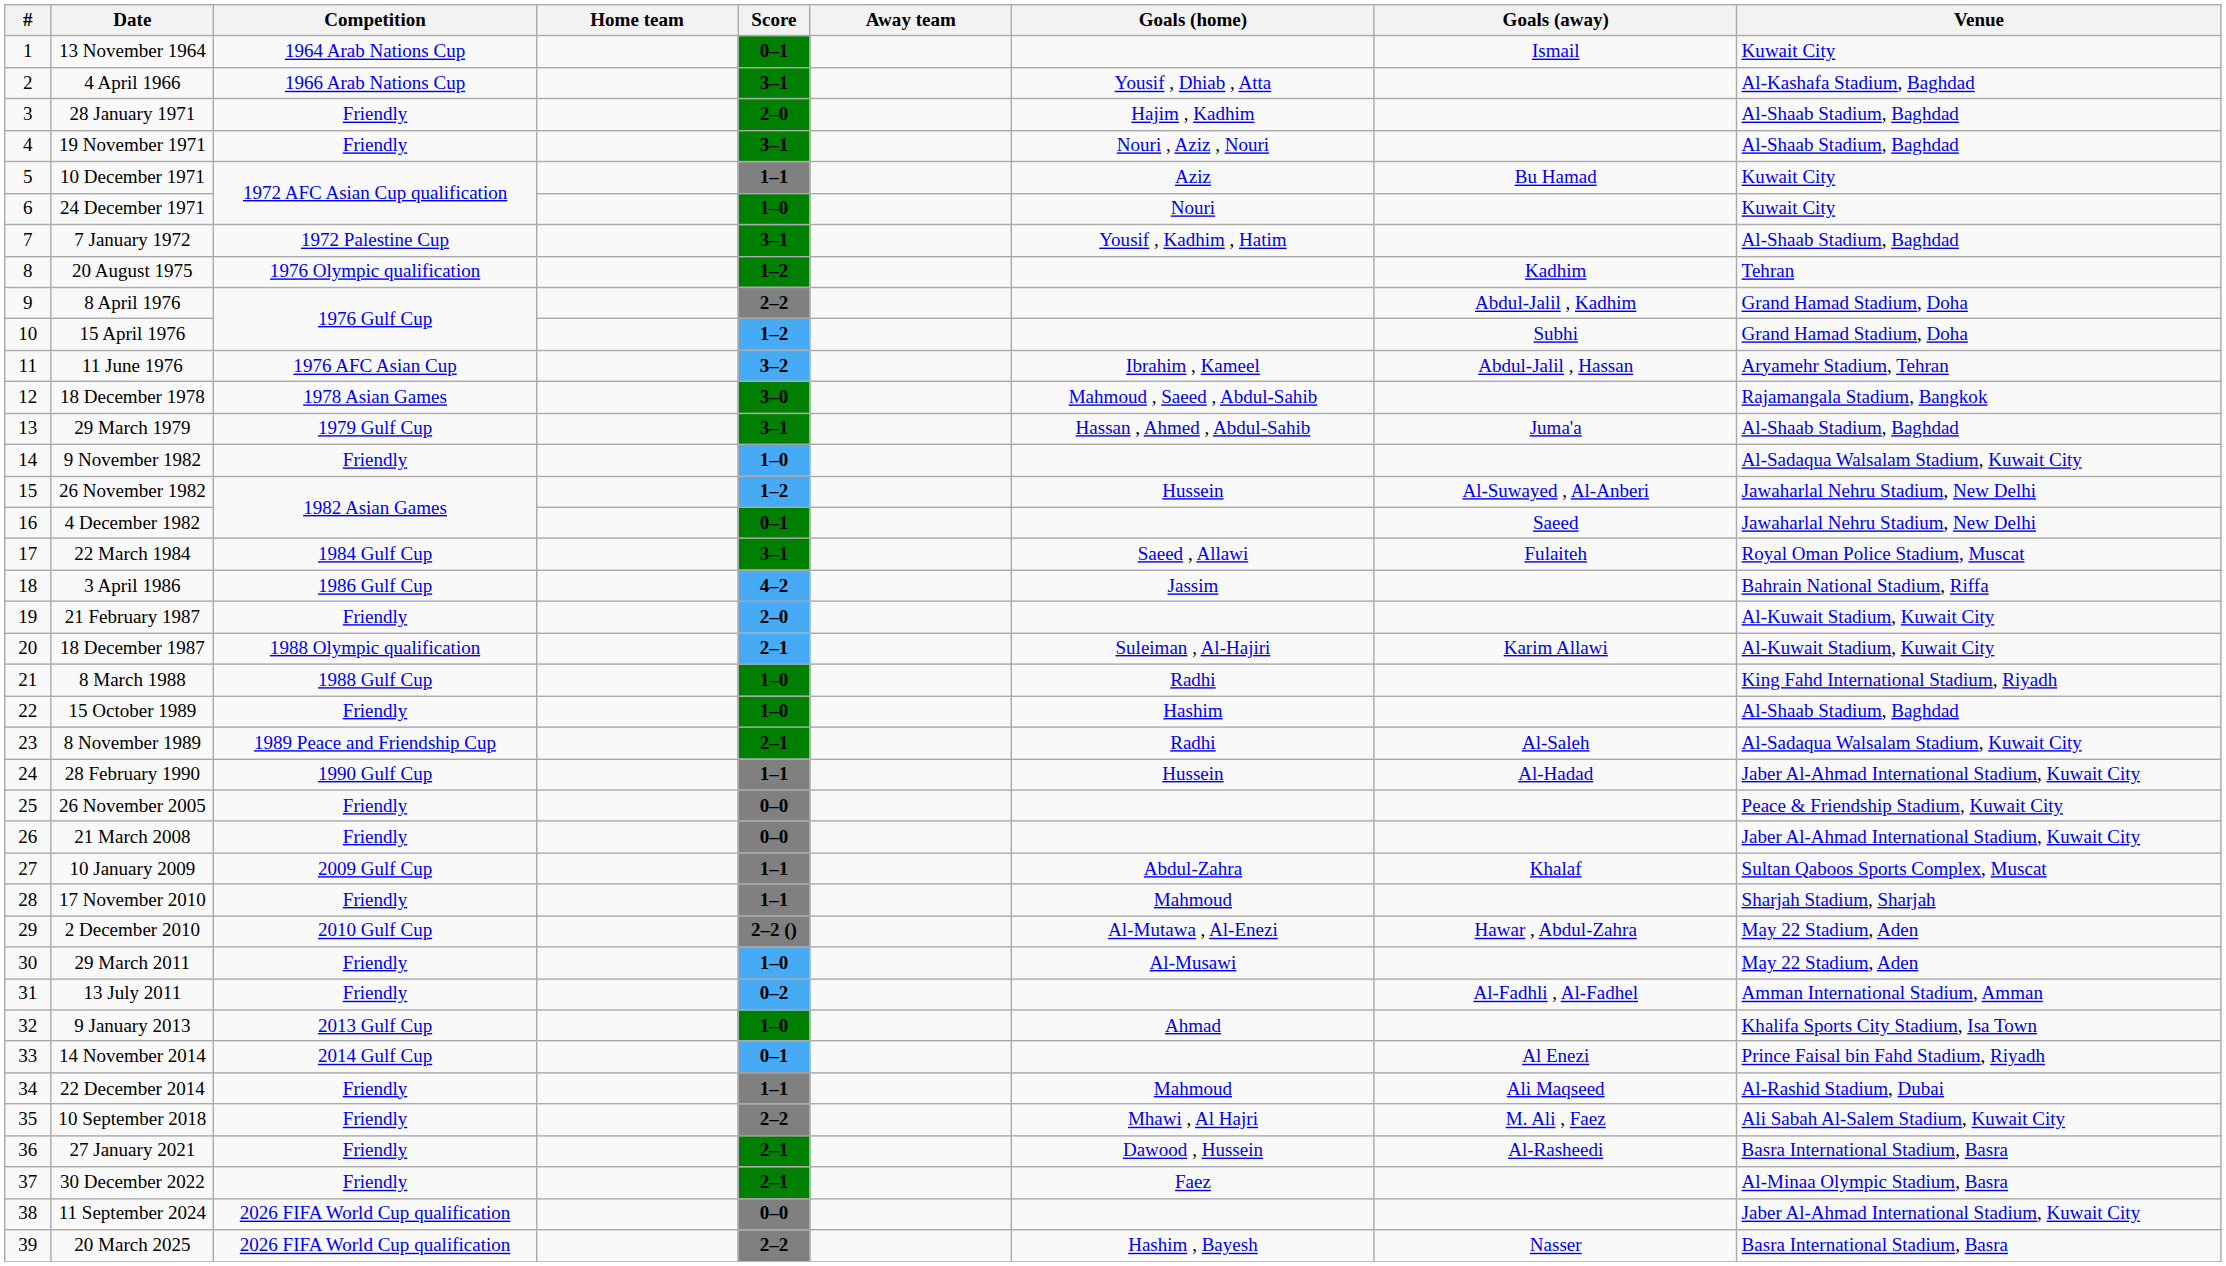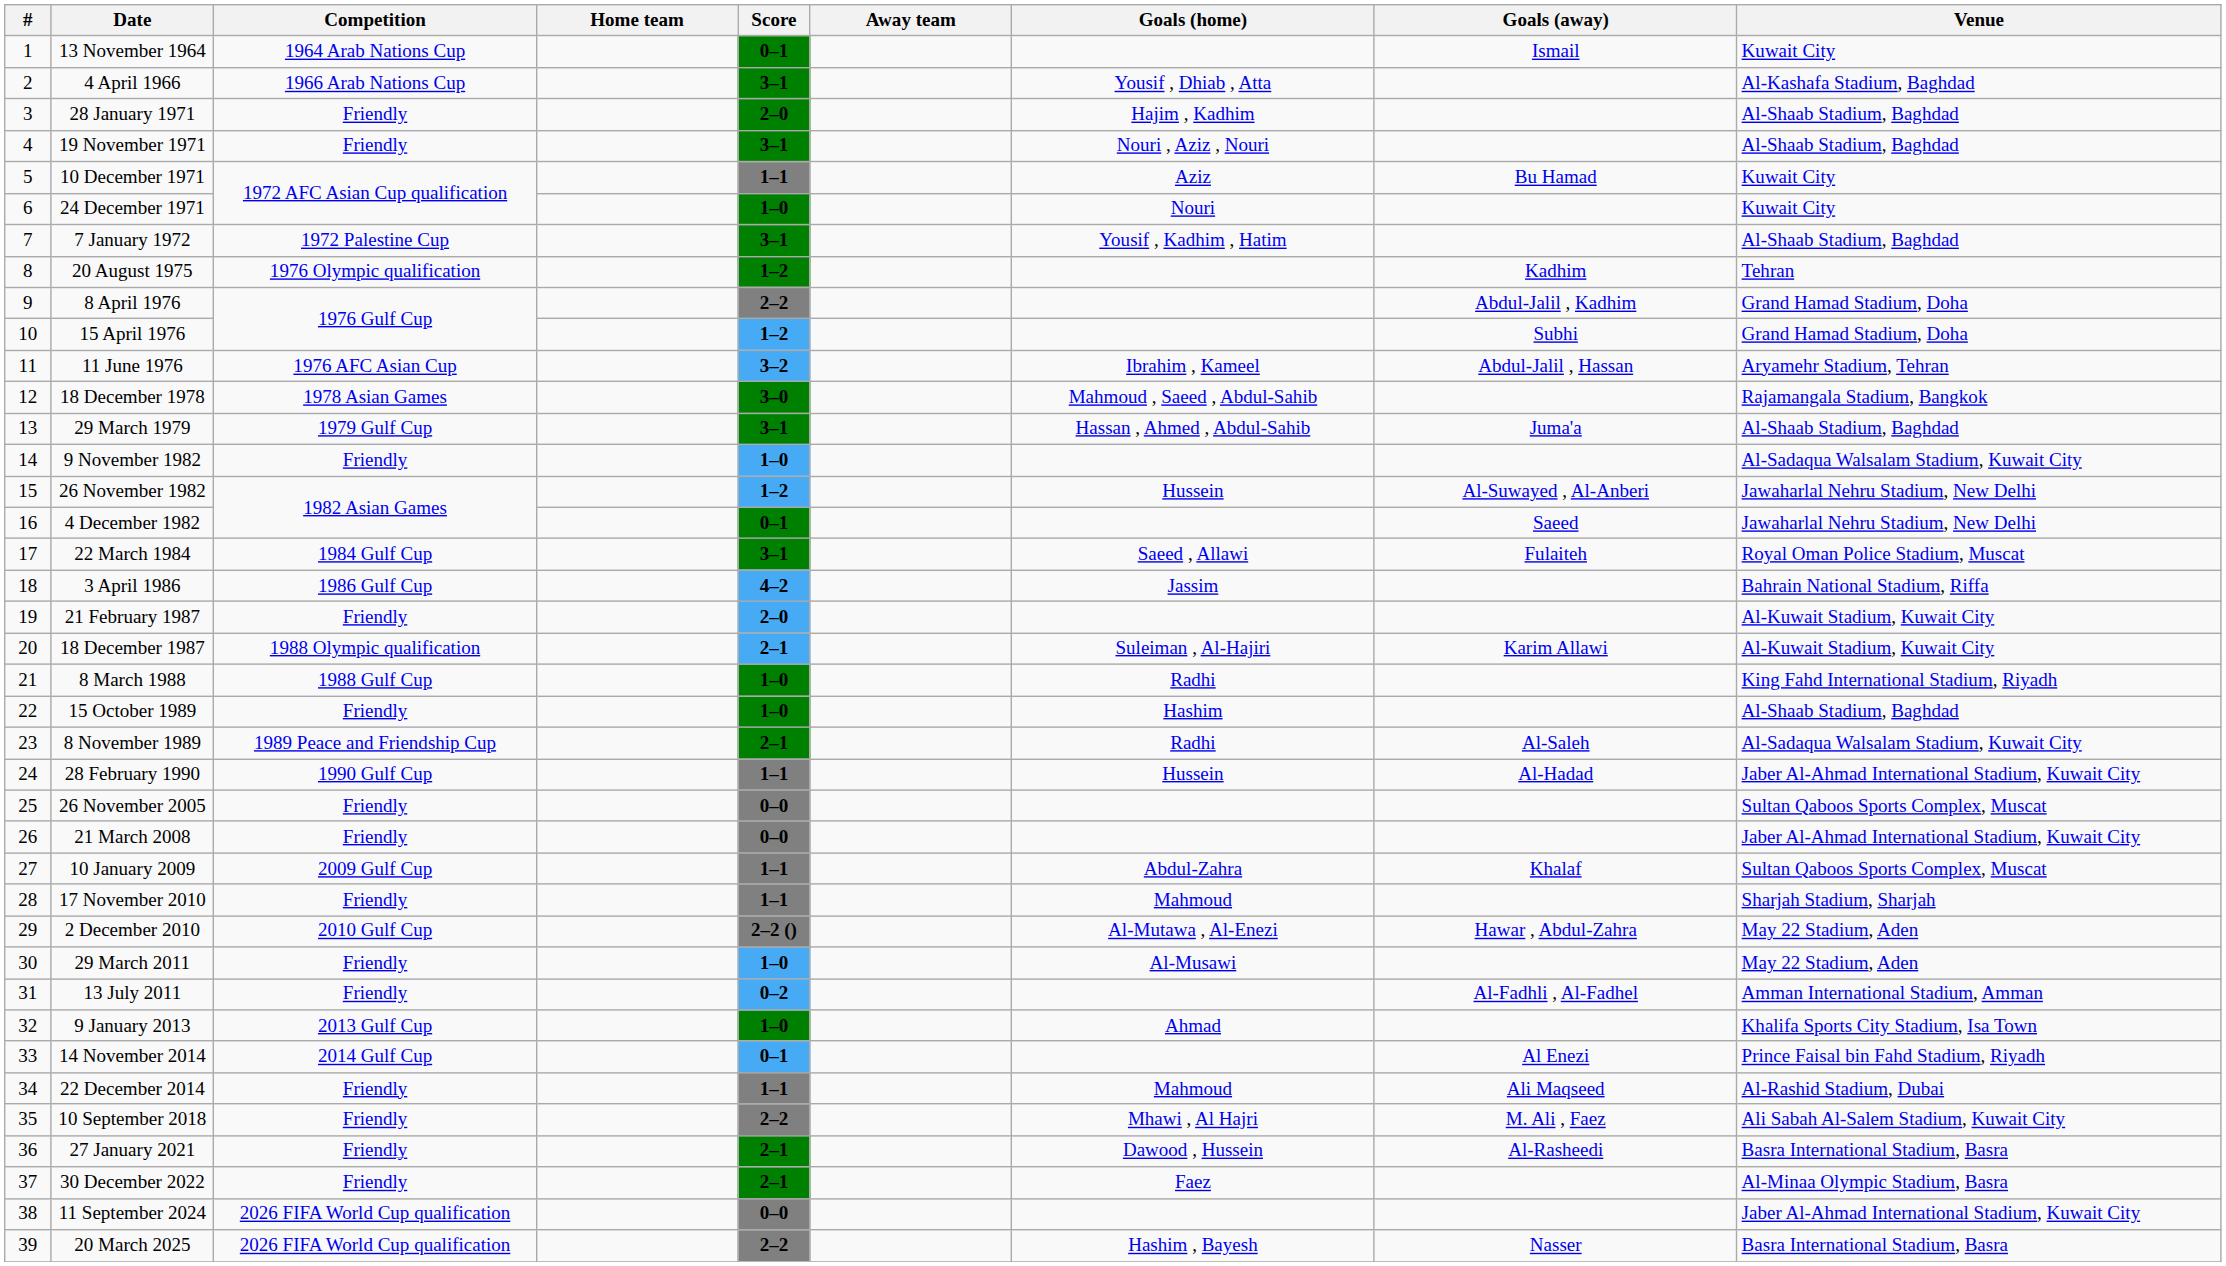(1902, 805) Peace & Friendship Stadium, Kuwait City -> (1894, 805) Sultan Qaboos Sports Complex, Muscat
